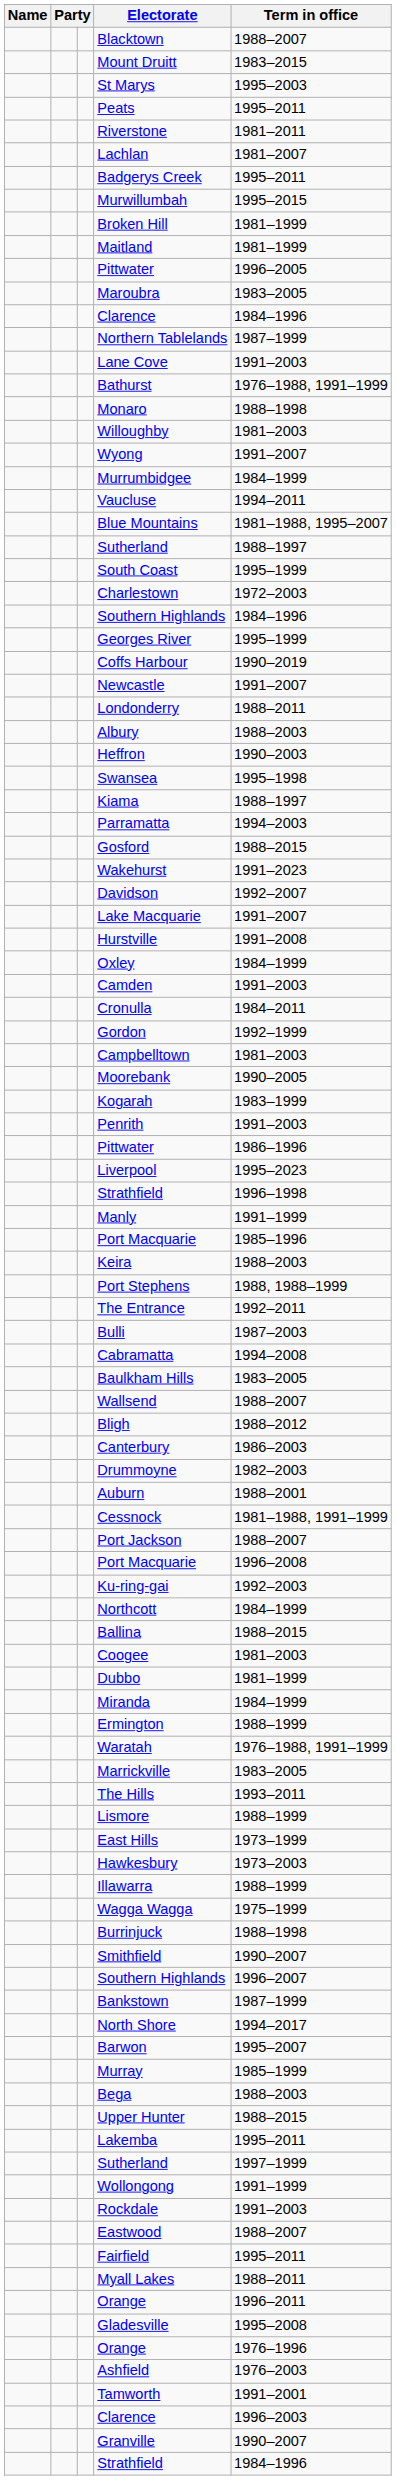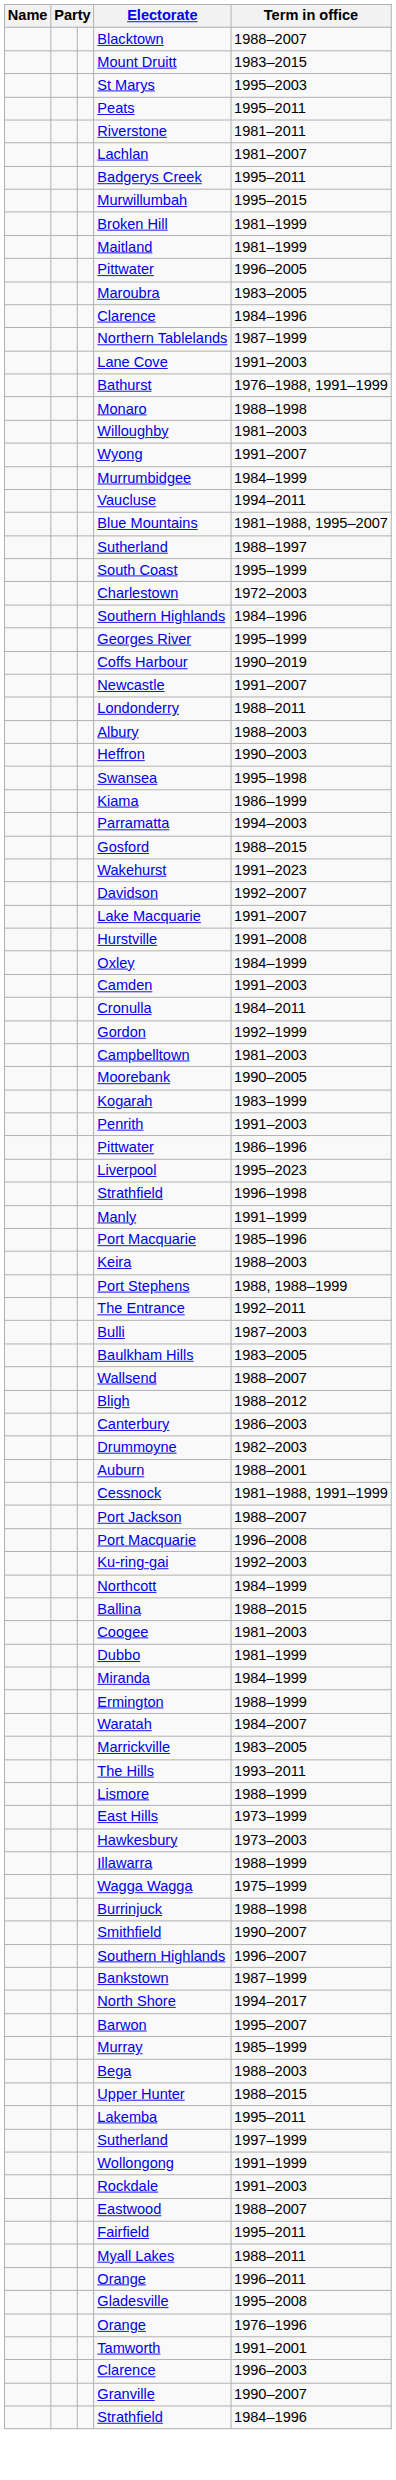(271, 801) 1988–1997 -> (271, 801) 1986–1999
- row: (28, 1355)
(311, 1747) 1976–1988, 1991–1999 -> (271, 1724) 1984–2007
- row: (28, 2371)
